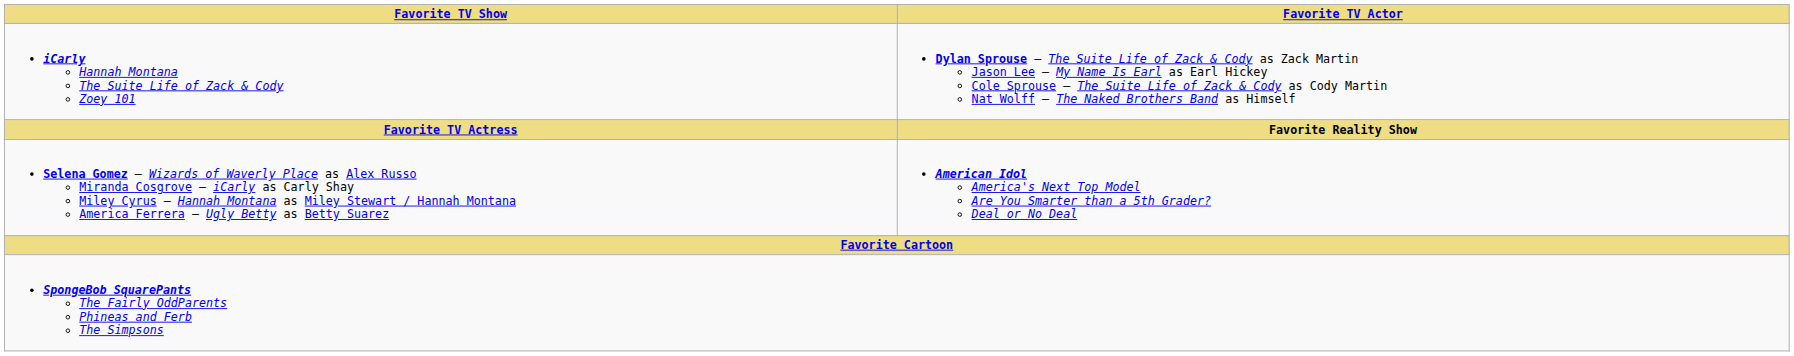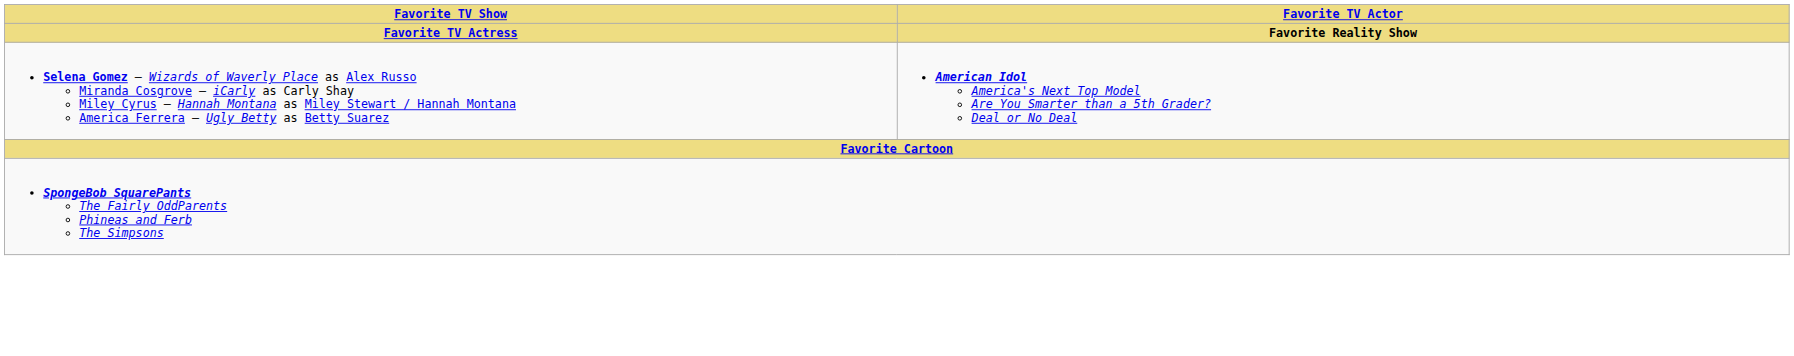- row: (451, 79)
